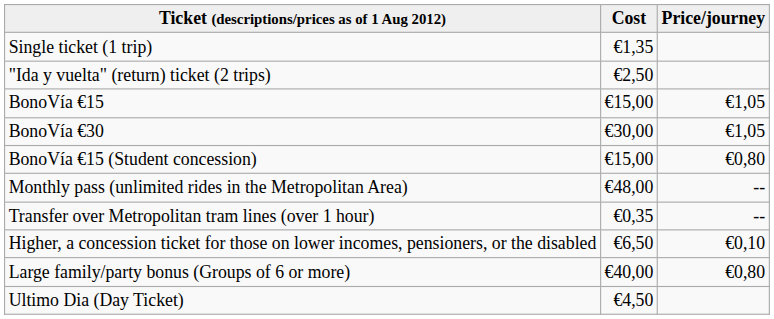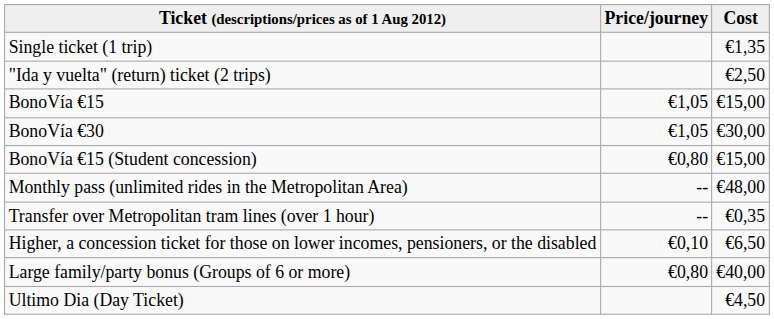columns swapped: (629, 18) <-> (713, 18)
